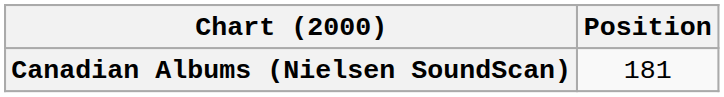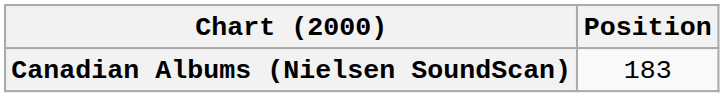(648, 70) 181 -> (648, 70) 183
